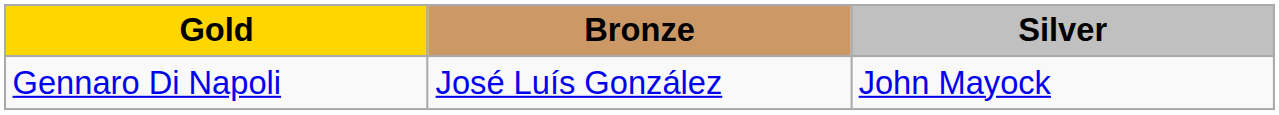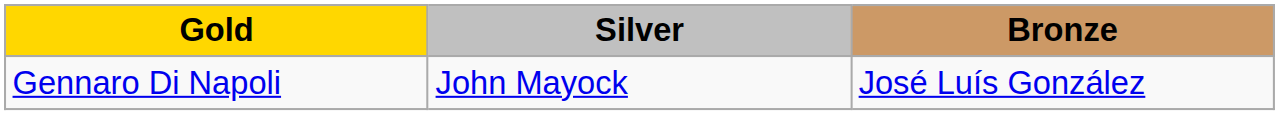columns swapped: (1063, 30) <-> (640, 30)
